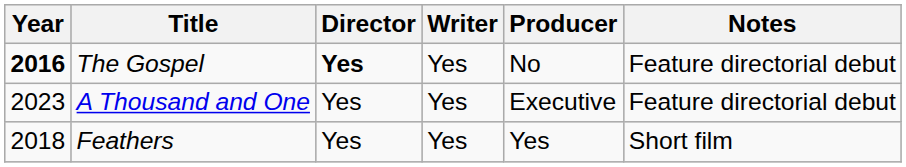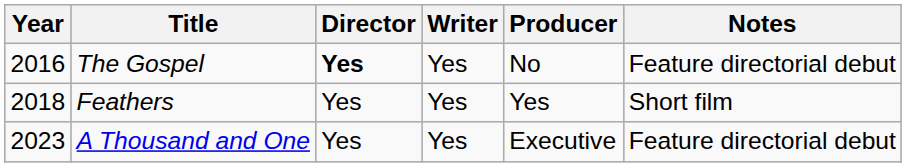(38, 63) bold -> (38, 63) normal
rows swapped: (125, 141) <-> (193, 102)
